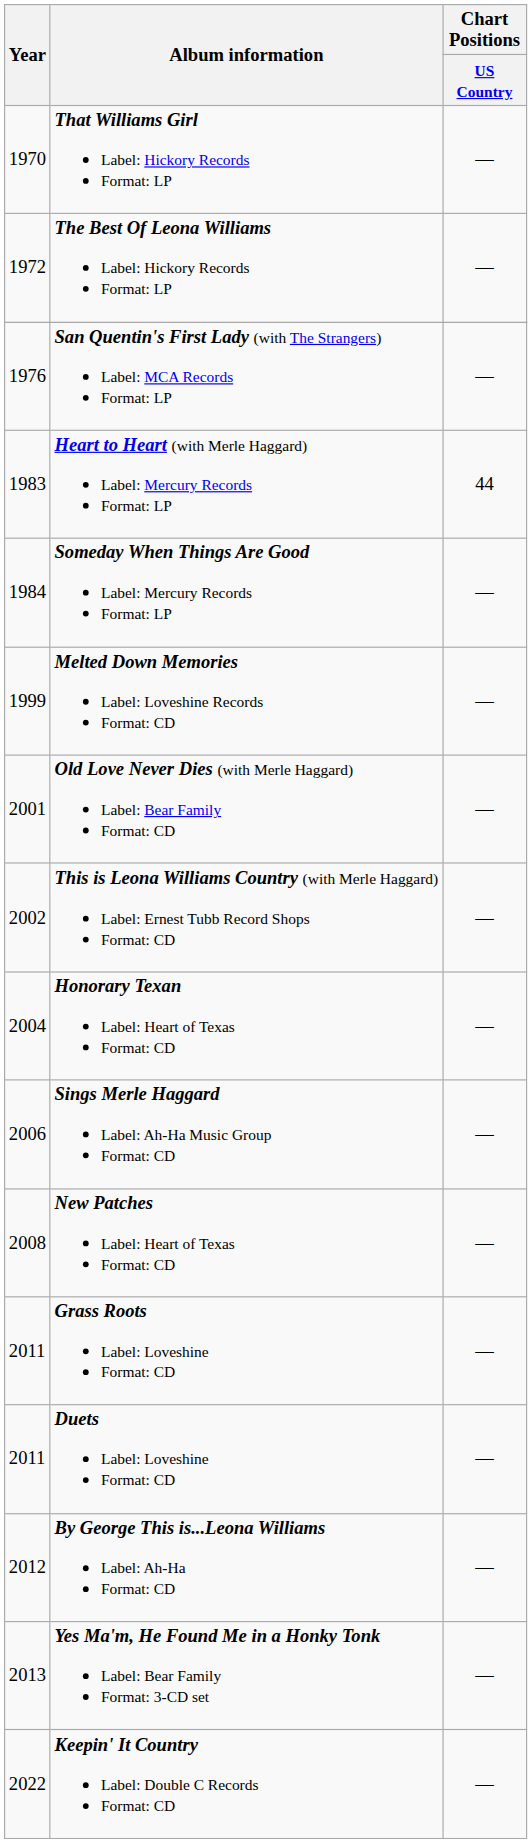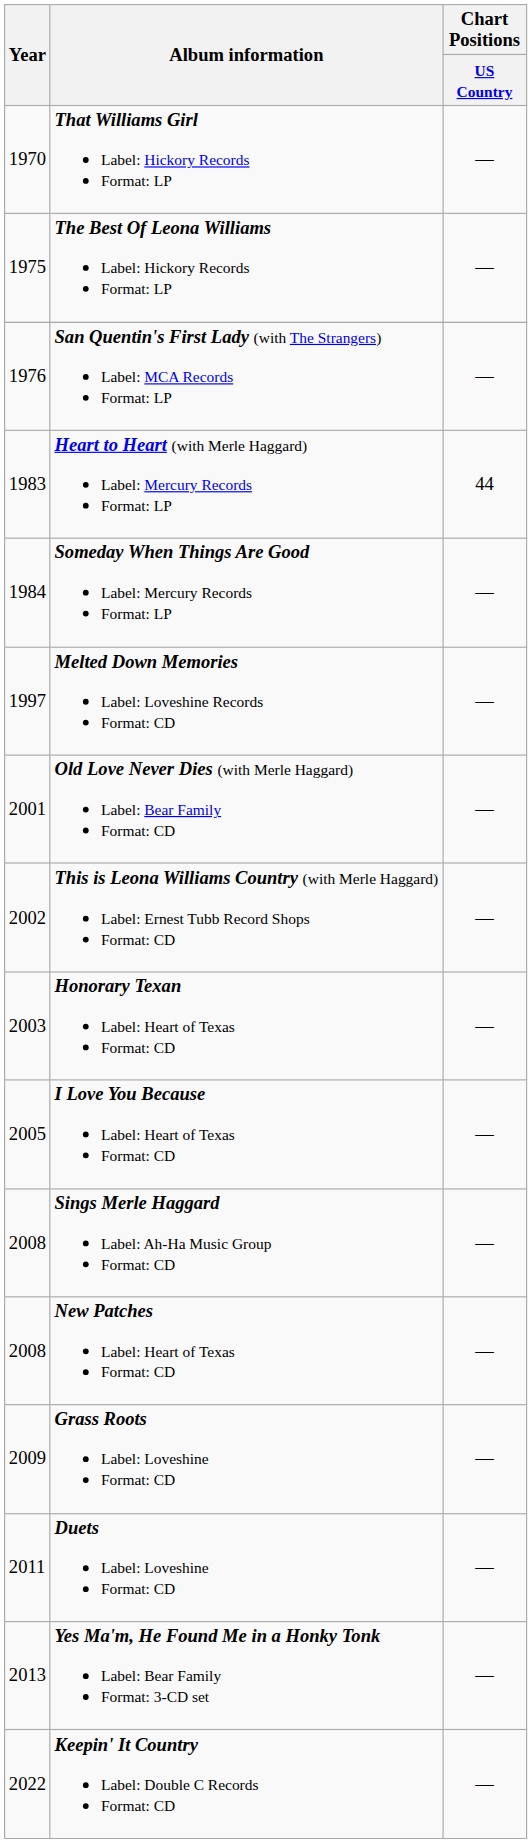(27, 267) 1972 -> (27, 267) 1975
(27, 700) 1999 -> (27, 700) 1997
(27, 1025) 2004 -> (27, 1025) 2003
+ row: (246, 1125)
(27, 1134) 2006 -> (27, 1242) 2008
(27, 1350) 2011 -> (27, 1459) 2009
- row: (246, 1558)
